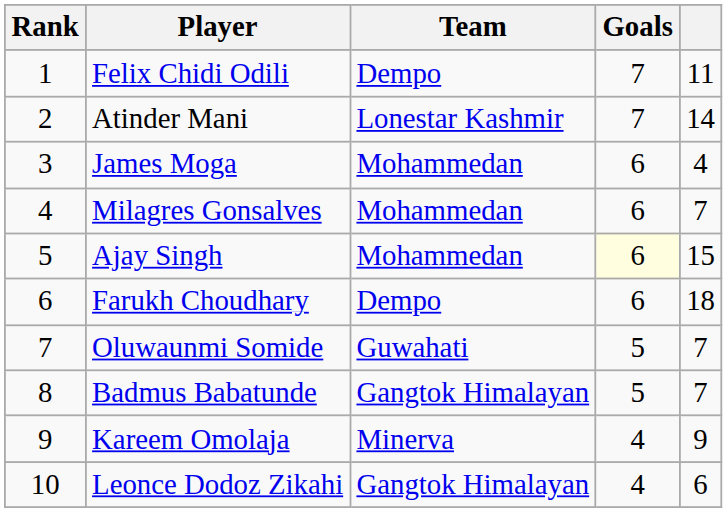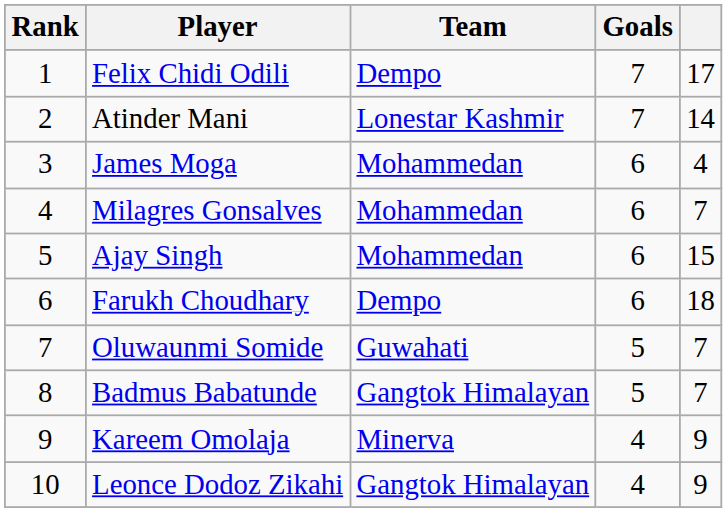(701, 73) 11 -> (701, 73) 17
(638, 255) lightyellow background -> (638, 255) no background
(701, 484) 6 -> (701, 484) 9
